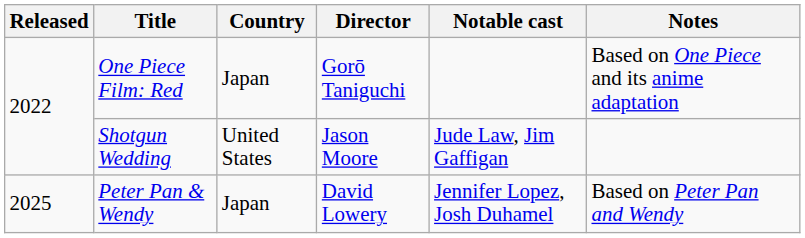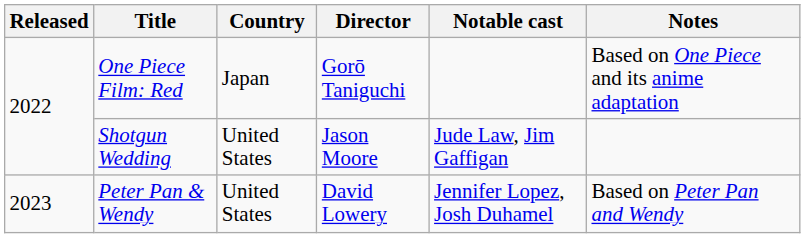(30, 203) 2025 -> (30, 203) 2023
(246, 203) Japan -> (250, 203) United States
